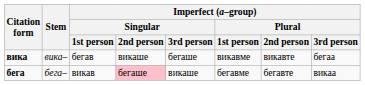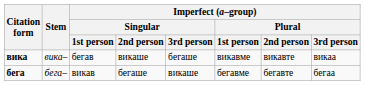(324, 57) бегаа -> (325, 57) викаа
(133, 73) pink background -> (133, 73) no background
(325, 73) викаа -> (324, 73) бегаа
